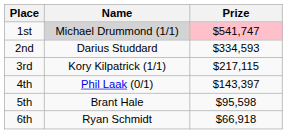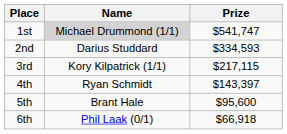(236, 31) pink background -> (236, 31) no background
(117, 84) Phil Laak (0/1) -> (117, 84) Ryan Schmidt
(236, 102) $95,598 -> (236, 102) $95,600
(117, 119) Ryan Schmidt -> (117, 119) Phil Laak (0/1)
